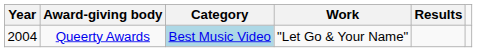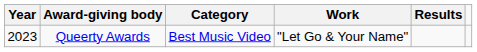(22, 36) 2004 -> (22, 36) 2023
(220, 36) lightblue background -> (220, 36) no background
